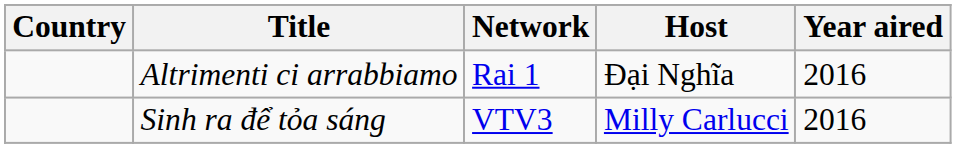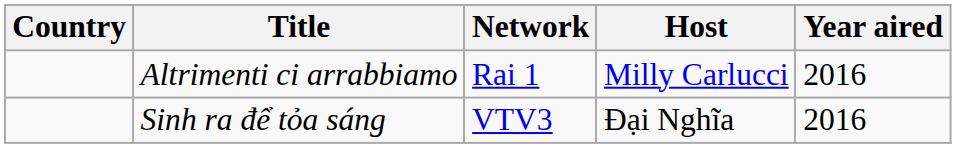(669, 73) Đại Nghĩa -> (696, 73) Milly Carlucci
(696, 119) Milly Carlucci -> (669, 119) Đại Nghĩa
